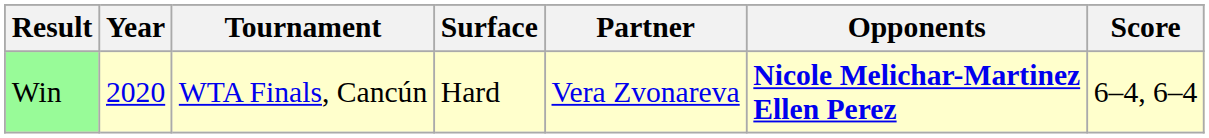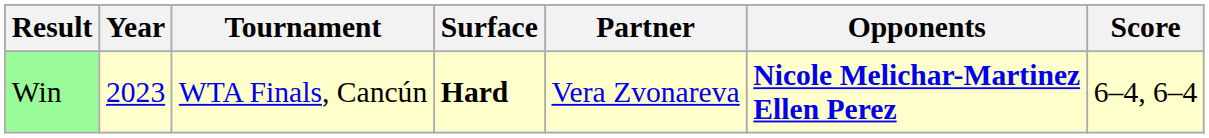(136, 91) 2020 -> (136, 91) 2023
(470, 91) normal -> (475, 91) bold
